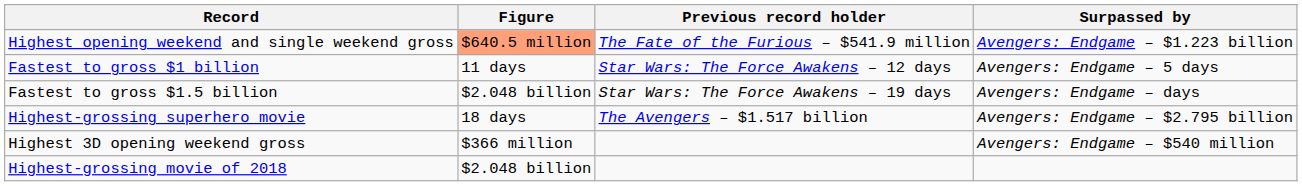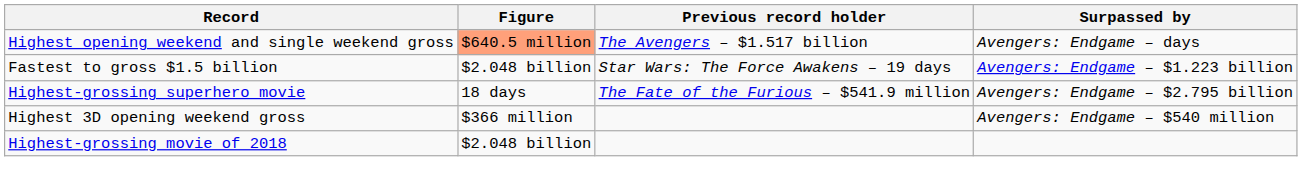(784, 42) The Fate of the Furious – $541.9 million -> (733, 42) The Avengers – $1.517 billion
(1135, 42) Avengers: Endgame – $1.223 billion -> (1089, 42) Avengers: Endgame – days
- row: (134, 68)
(1089, 93) Avengers: Endgame – days -> (1135, 68) Avengers: Endgame – $1.223 billion
(733, 118) The Avengers – $1.517 billion -> (784, 93) The Fate of the Furious – $541.9 million
